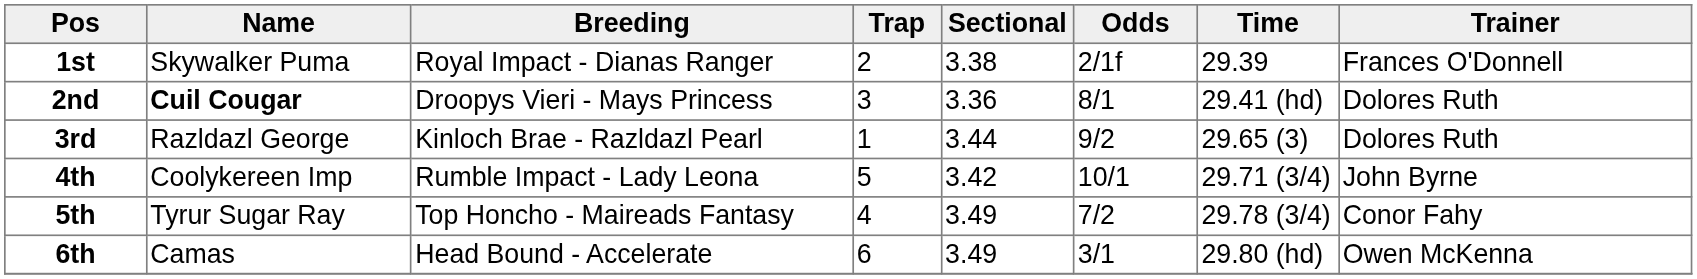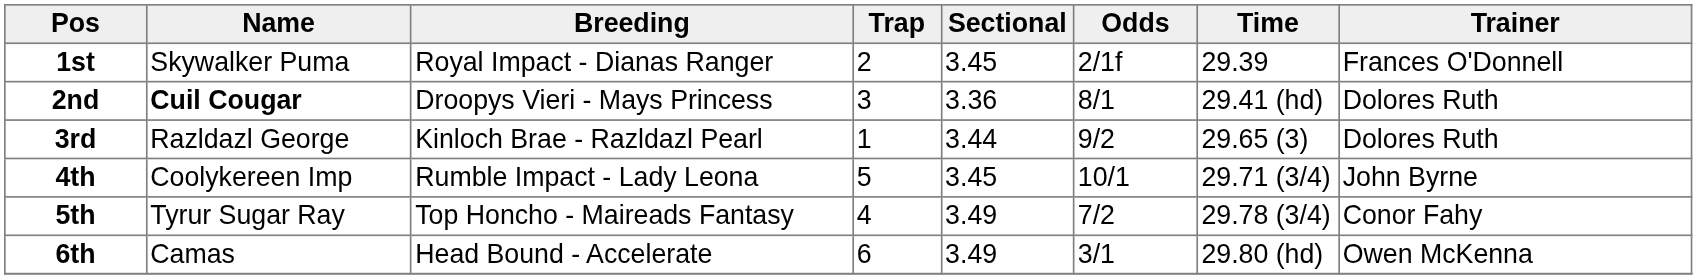(971, 62) 3.38 -> (971, 62) 3.45
(971, 177) 3.42 -> (971, 177) 3.45
